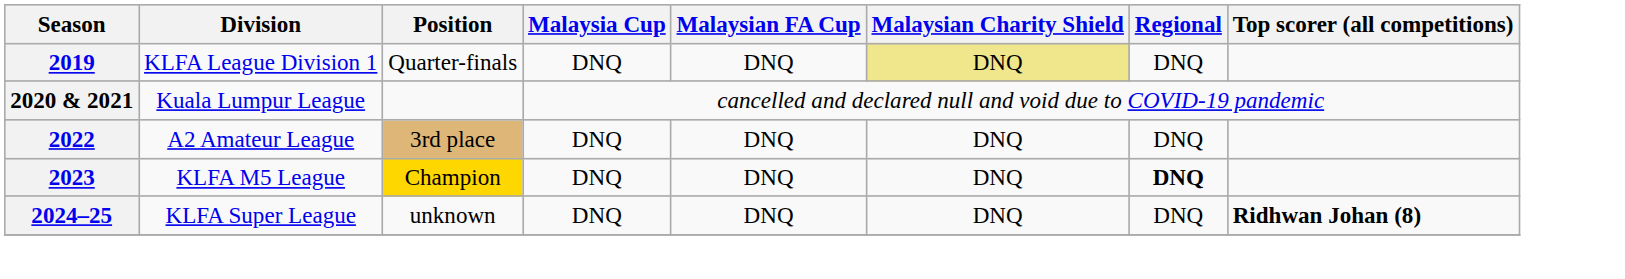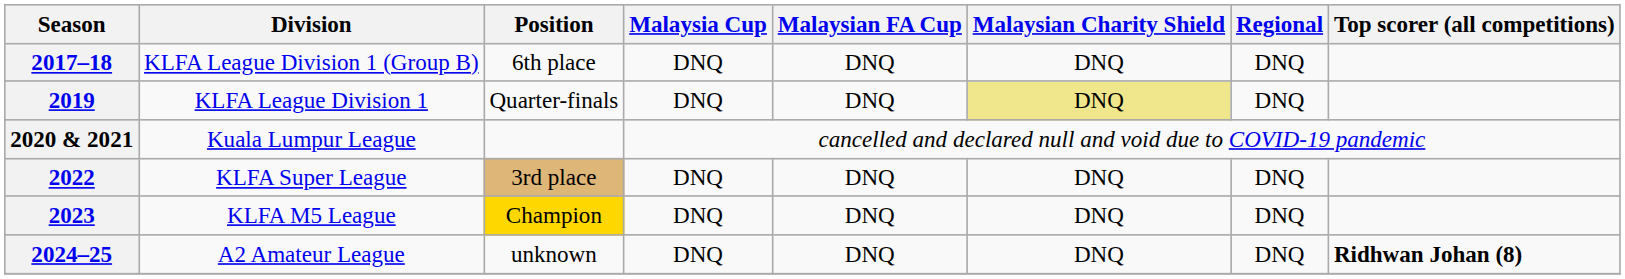+ row: (72, 62)
(261, 139) A2 Amateur League -> (311, 177) KLFA Super League
(1178, 177) bold -> (1279, 215) normal
(261, 215) KLFA Super League -> (311, 254) A2 Amateur League
